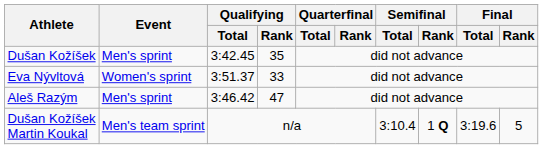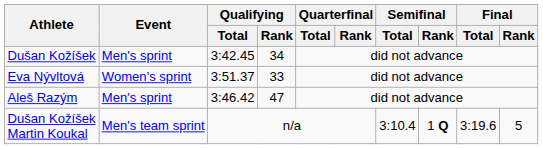(277, 57) 35 -> (277, 57) 34
